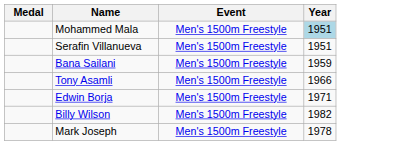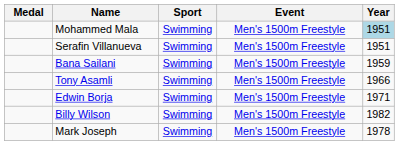+ column: (188, 13)
